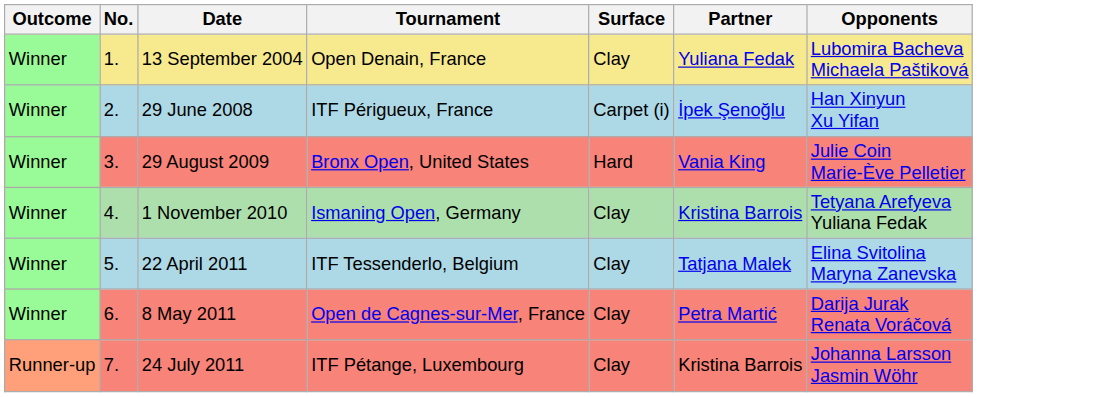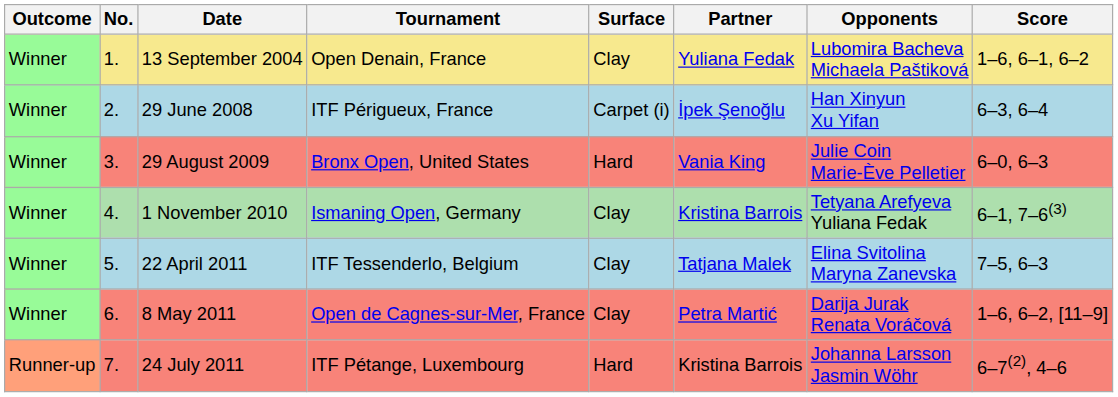+ column: (1042, 18)
(612, 364) Clay -> (613, 364) Hard
